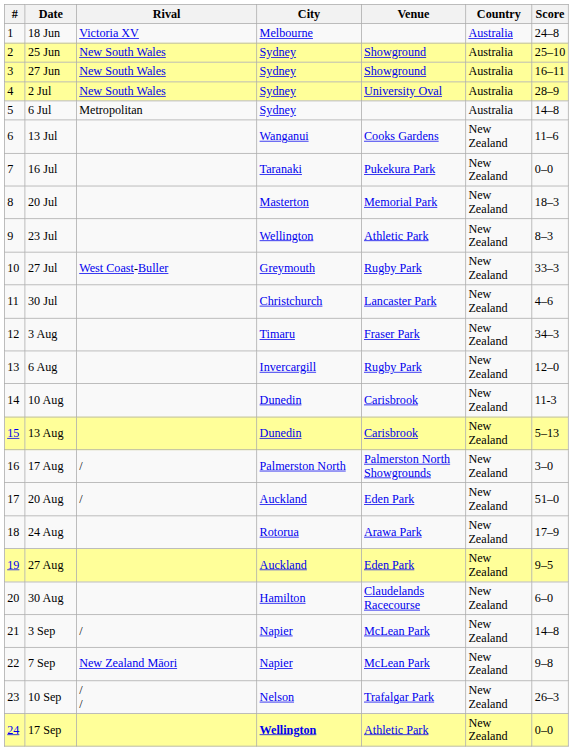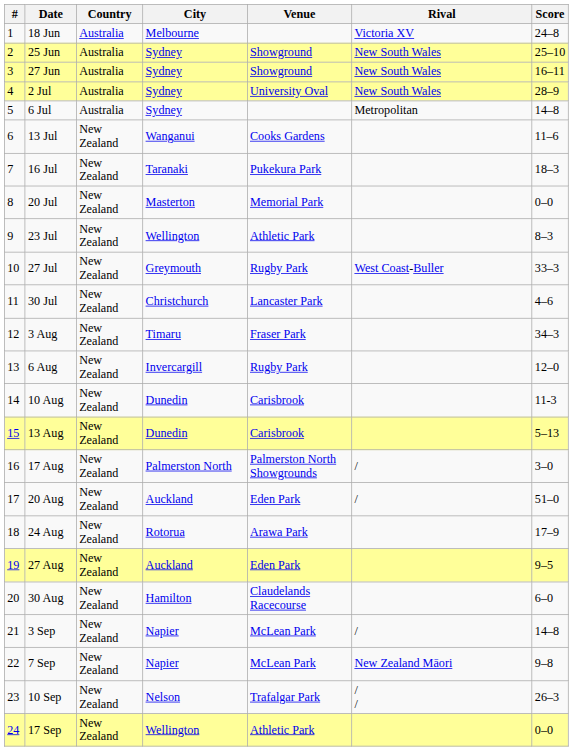columns swapped: (167, 14) <-> (499, 14)
(544, 169) 0–0 -> (547, 169) 18–3
(547, 202) 18–3 -> (544, 202) 0–0
(288, 730) bold -> (172, 730) normal
